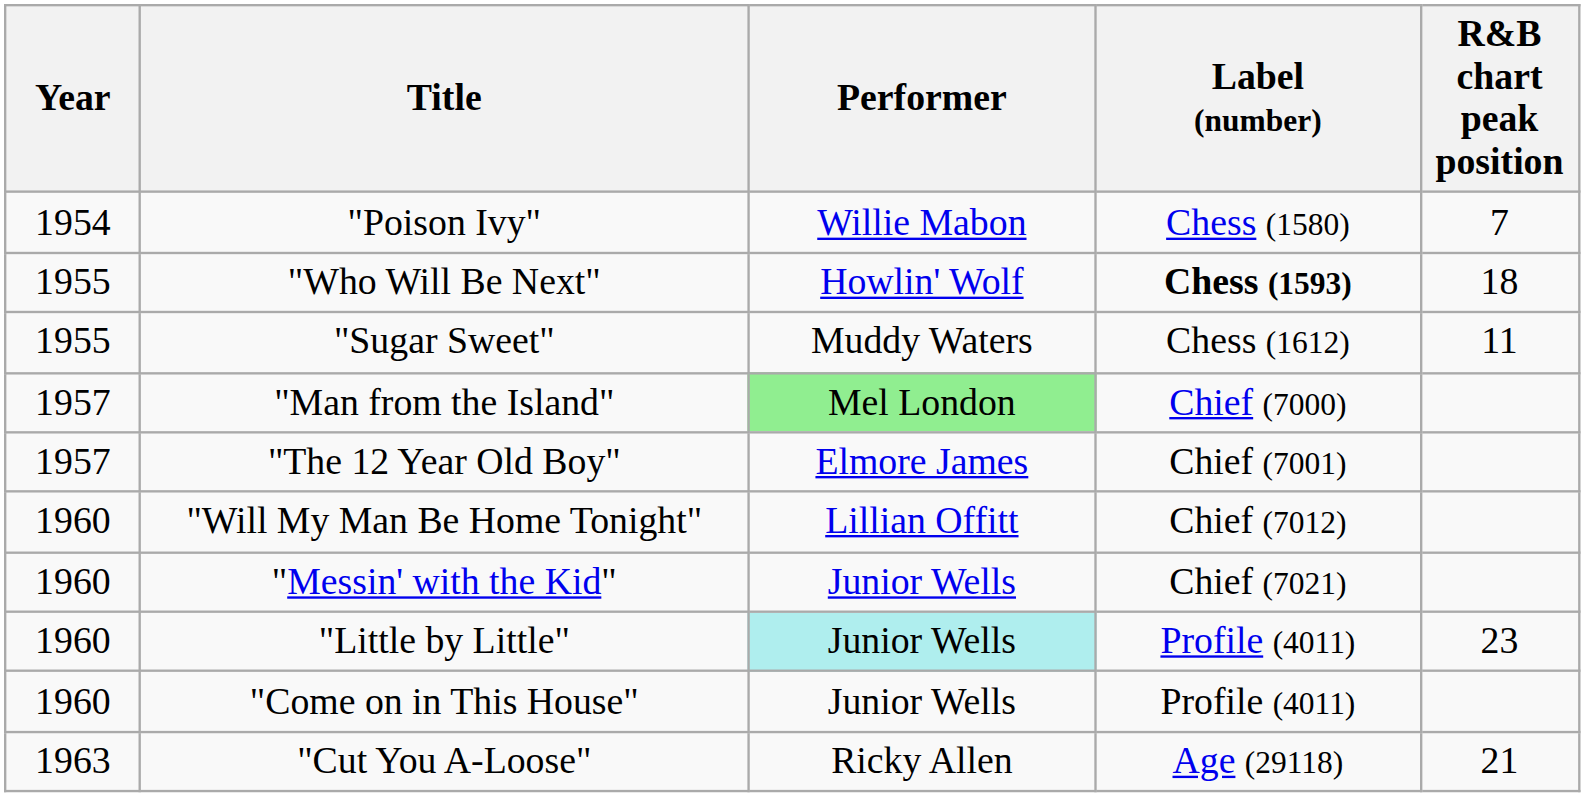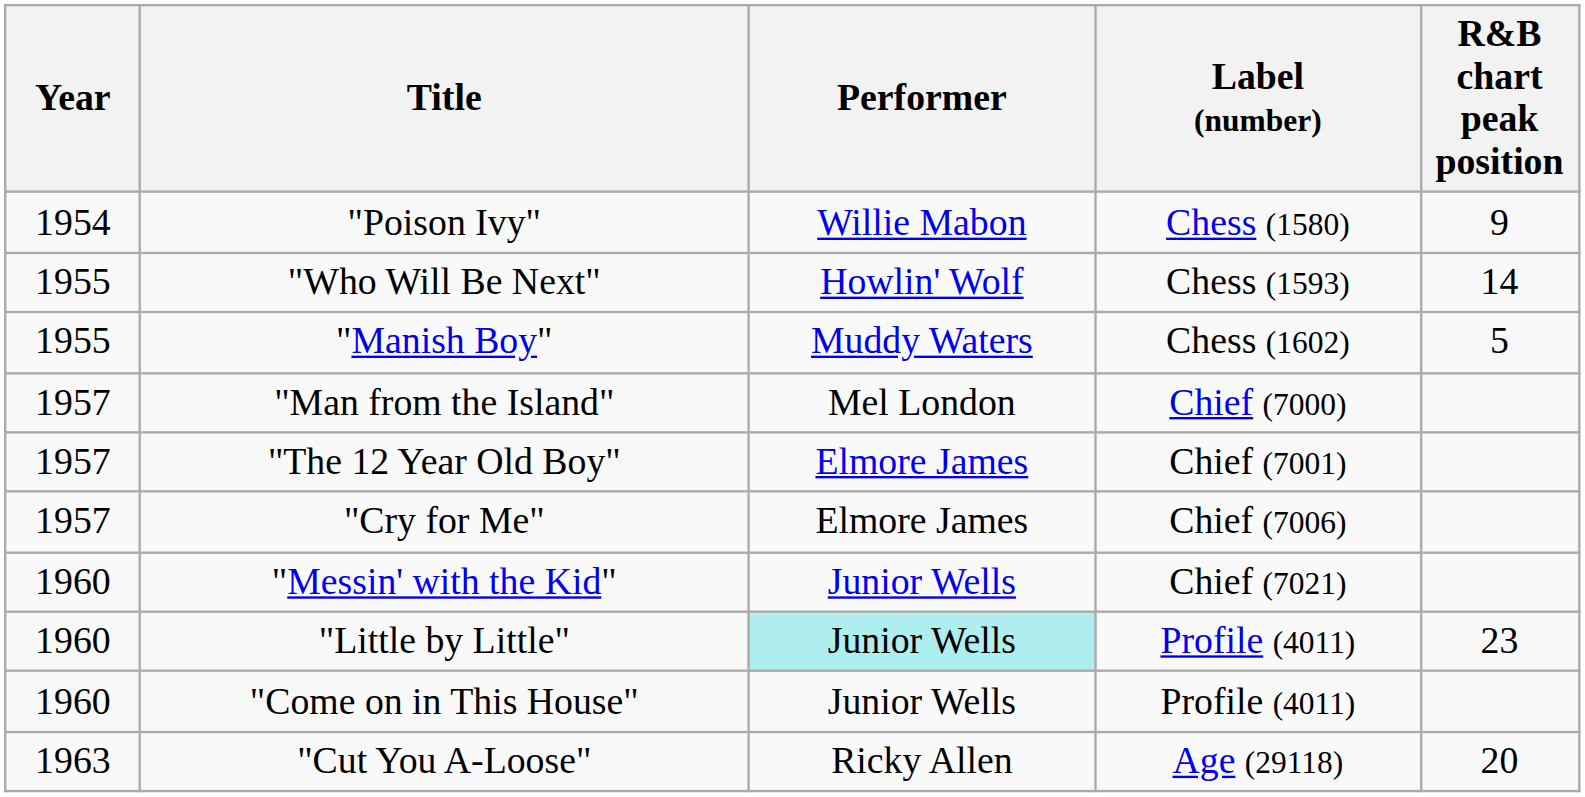(1500, 221) 7 -> (1500, 221) 9
(1258, 281) bold -> (1258, 281) normal
(1500, 281) 18 -> (1500, 281) 14
+ row: (444, 341)
- row: (444, 341)
(922, 401) lightgreen background -> (922, 401) no background
+ row: (444, 521)
- row: (444, 521)
(1500, 760) 21 -> (1500, 760) 20
